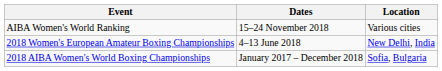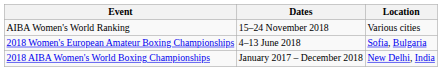(401, 43) New Delhi, India -> (397, 43) Sofia, Bulgaria
(397, 58) Sofia, Bulgaria -> (401, 58) New Delhi, India
